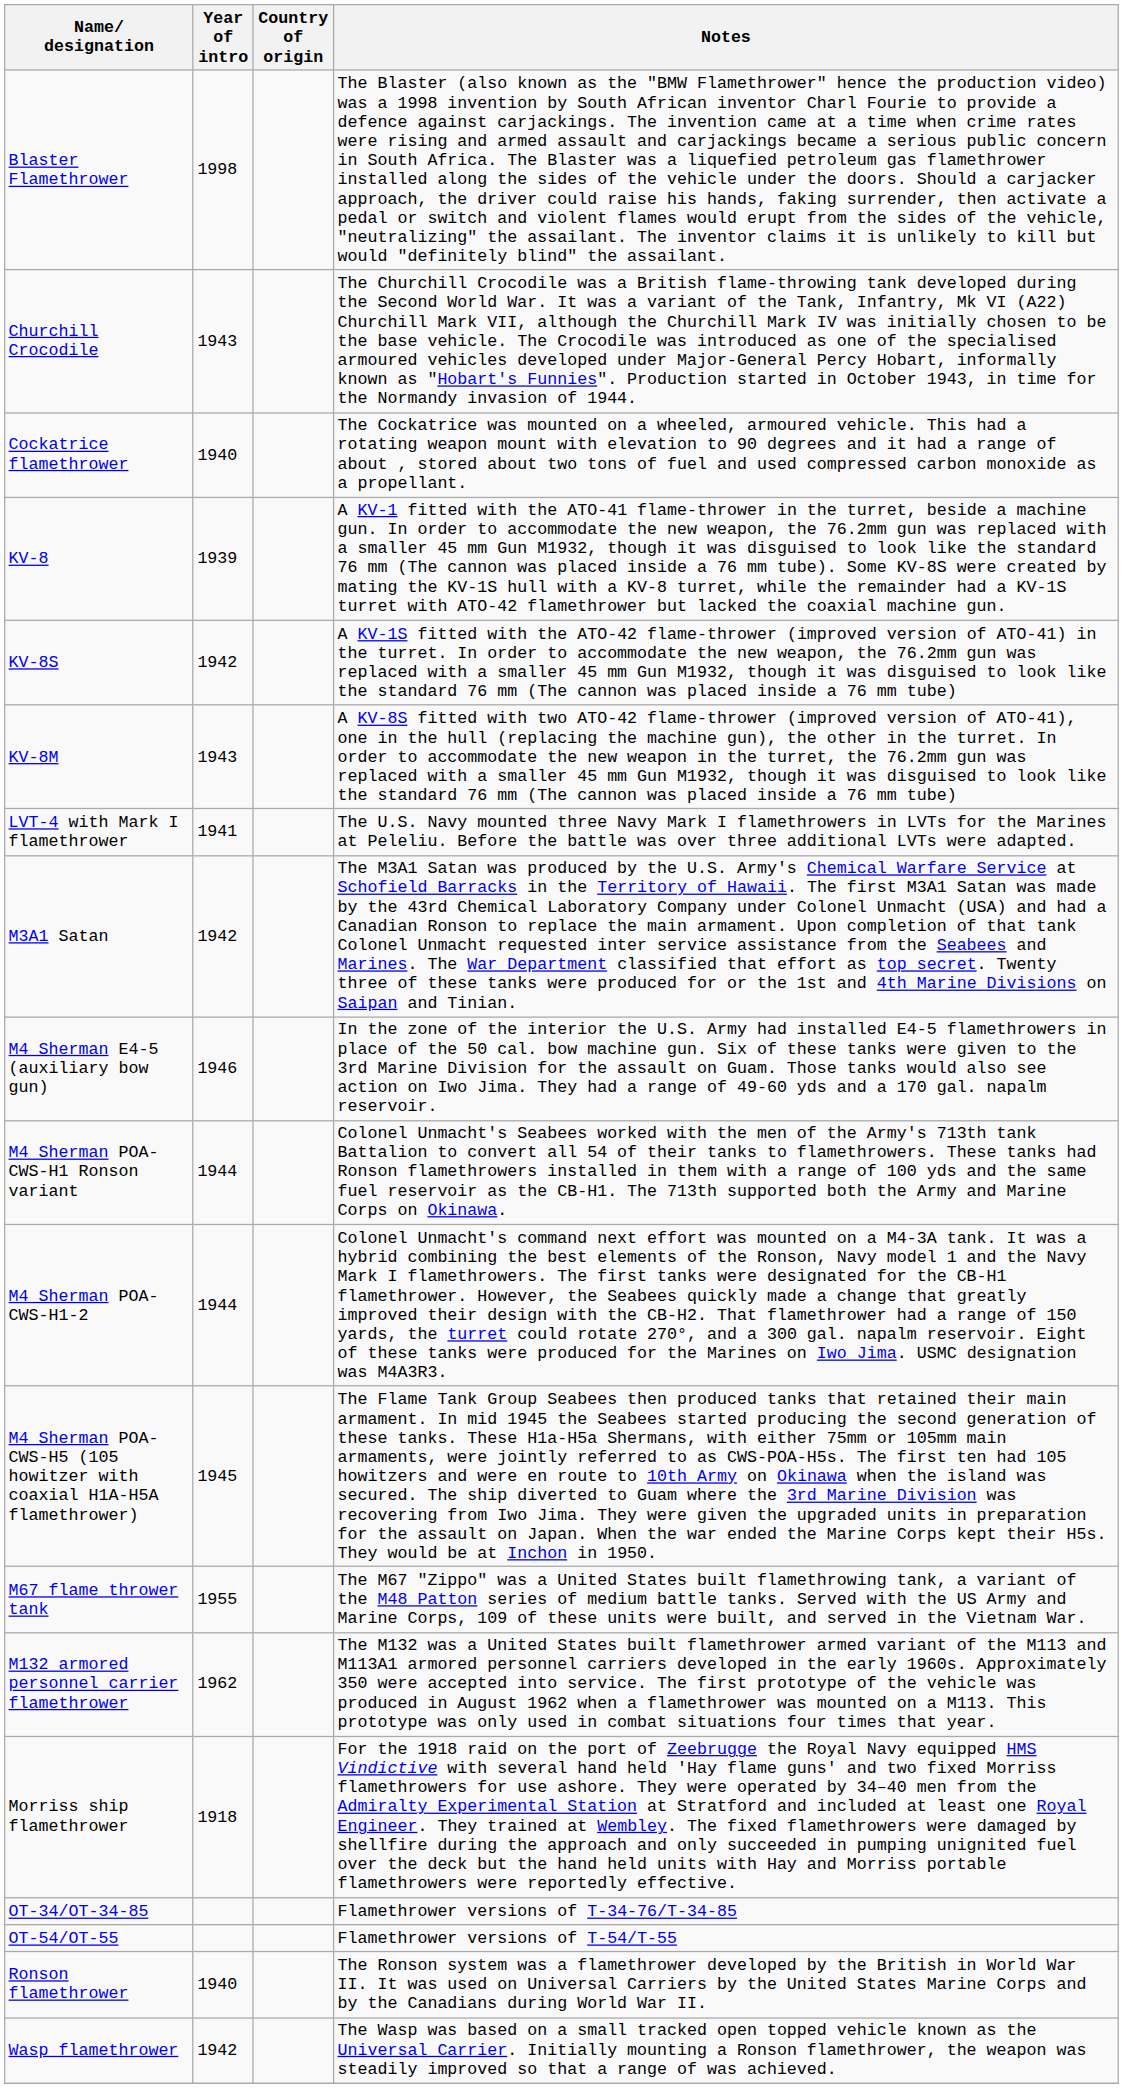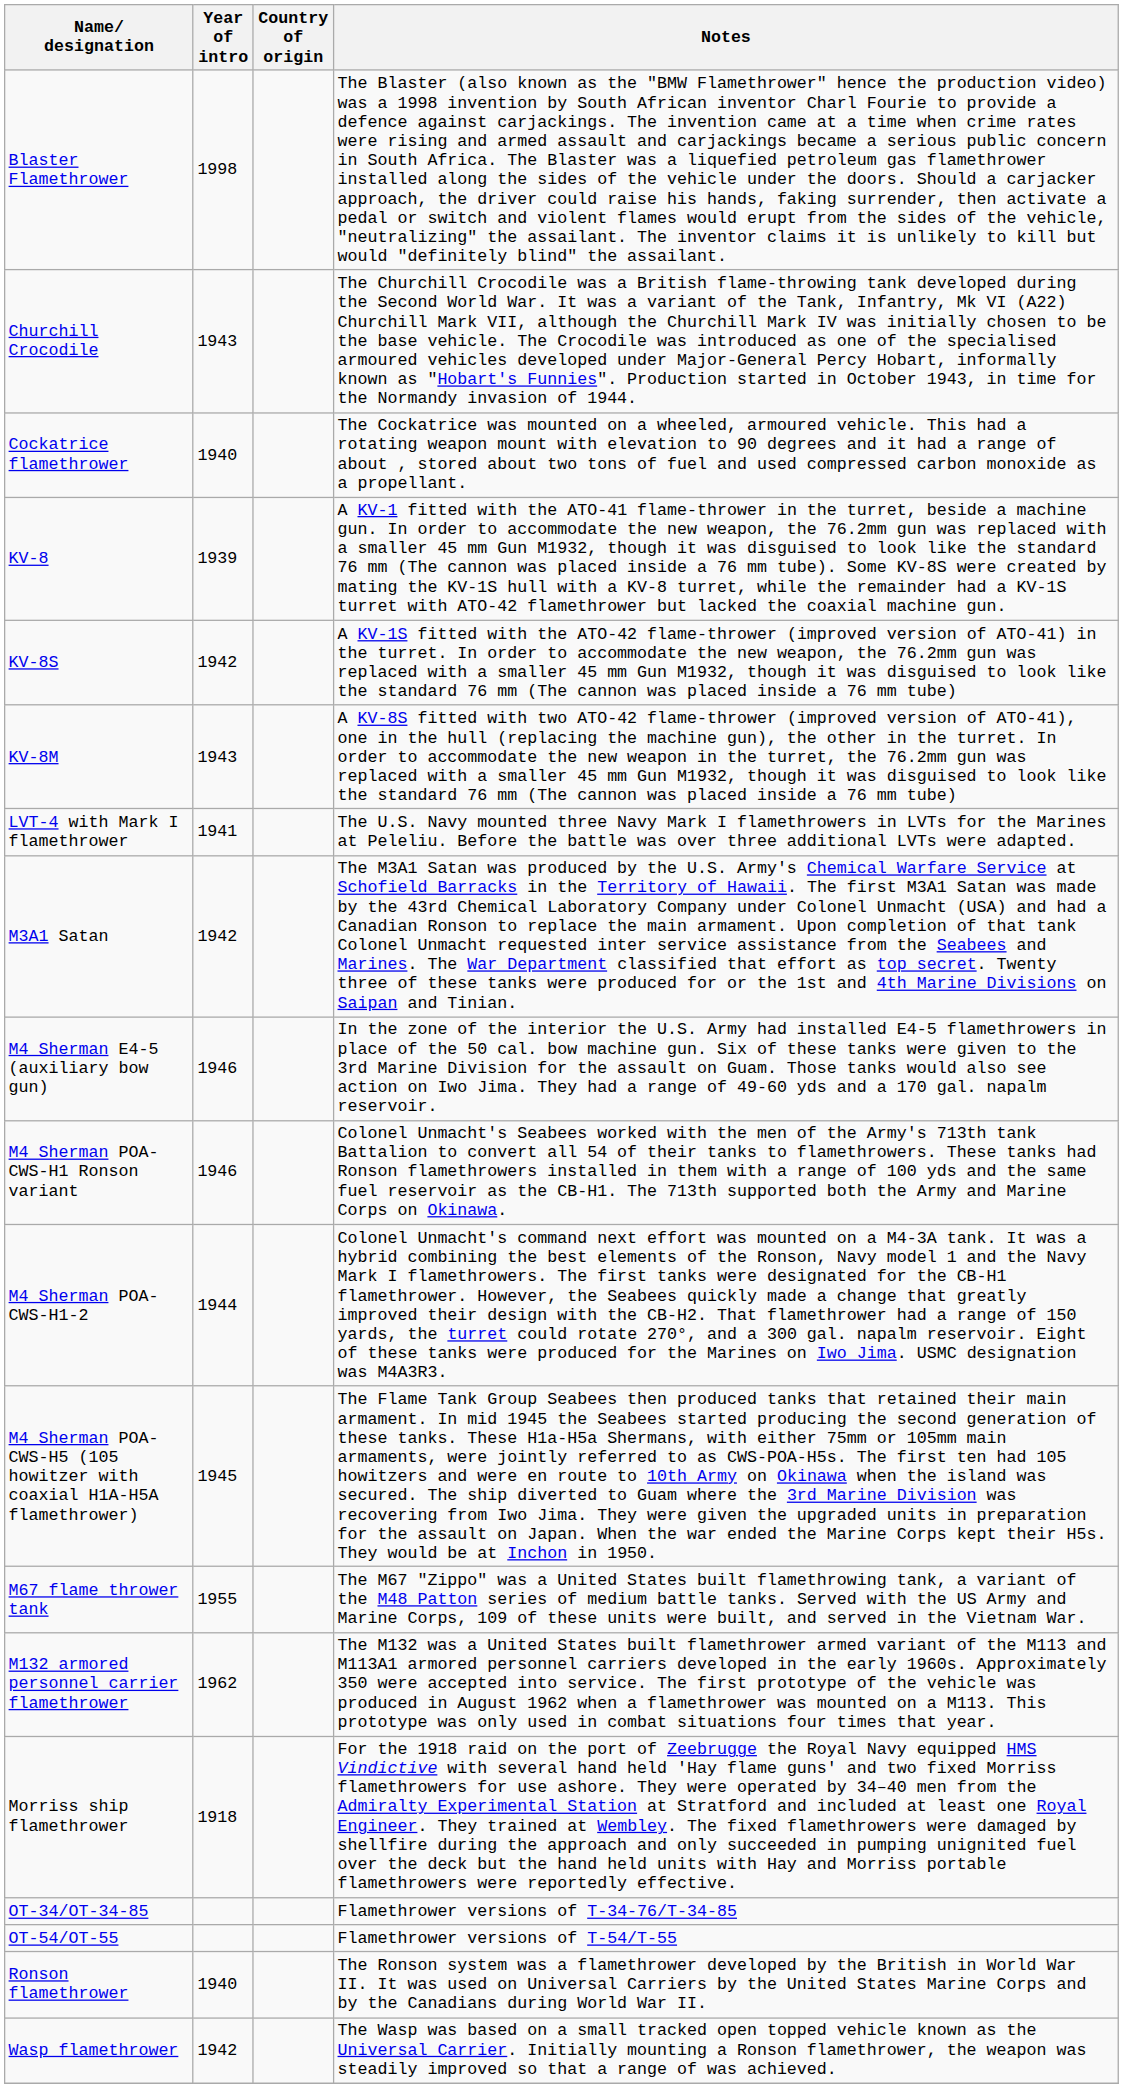(217, 1173) 1944 -> (217, 1173) 1946
